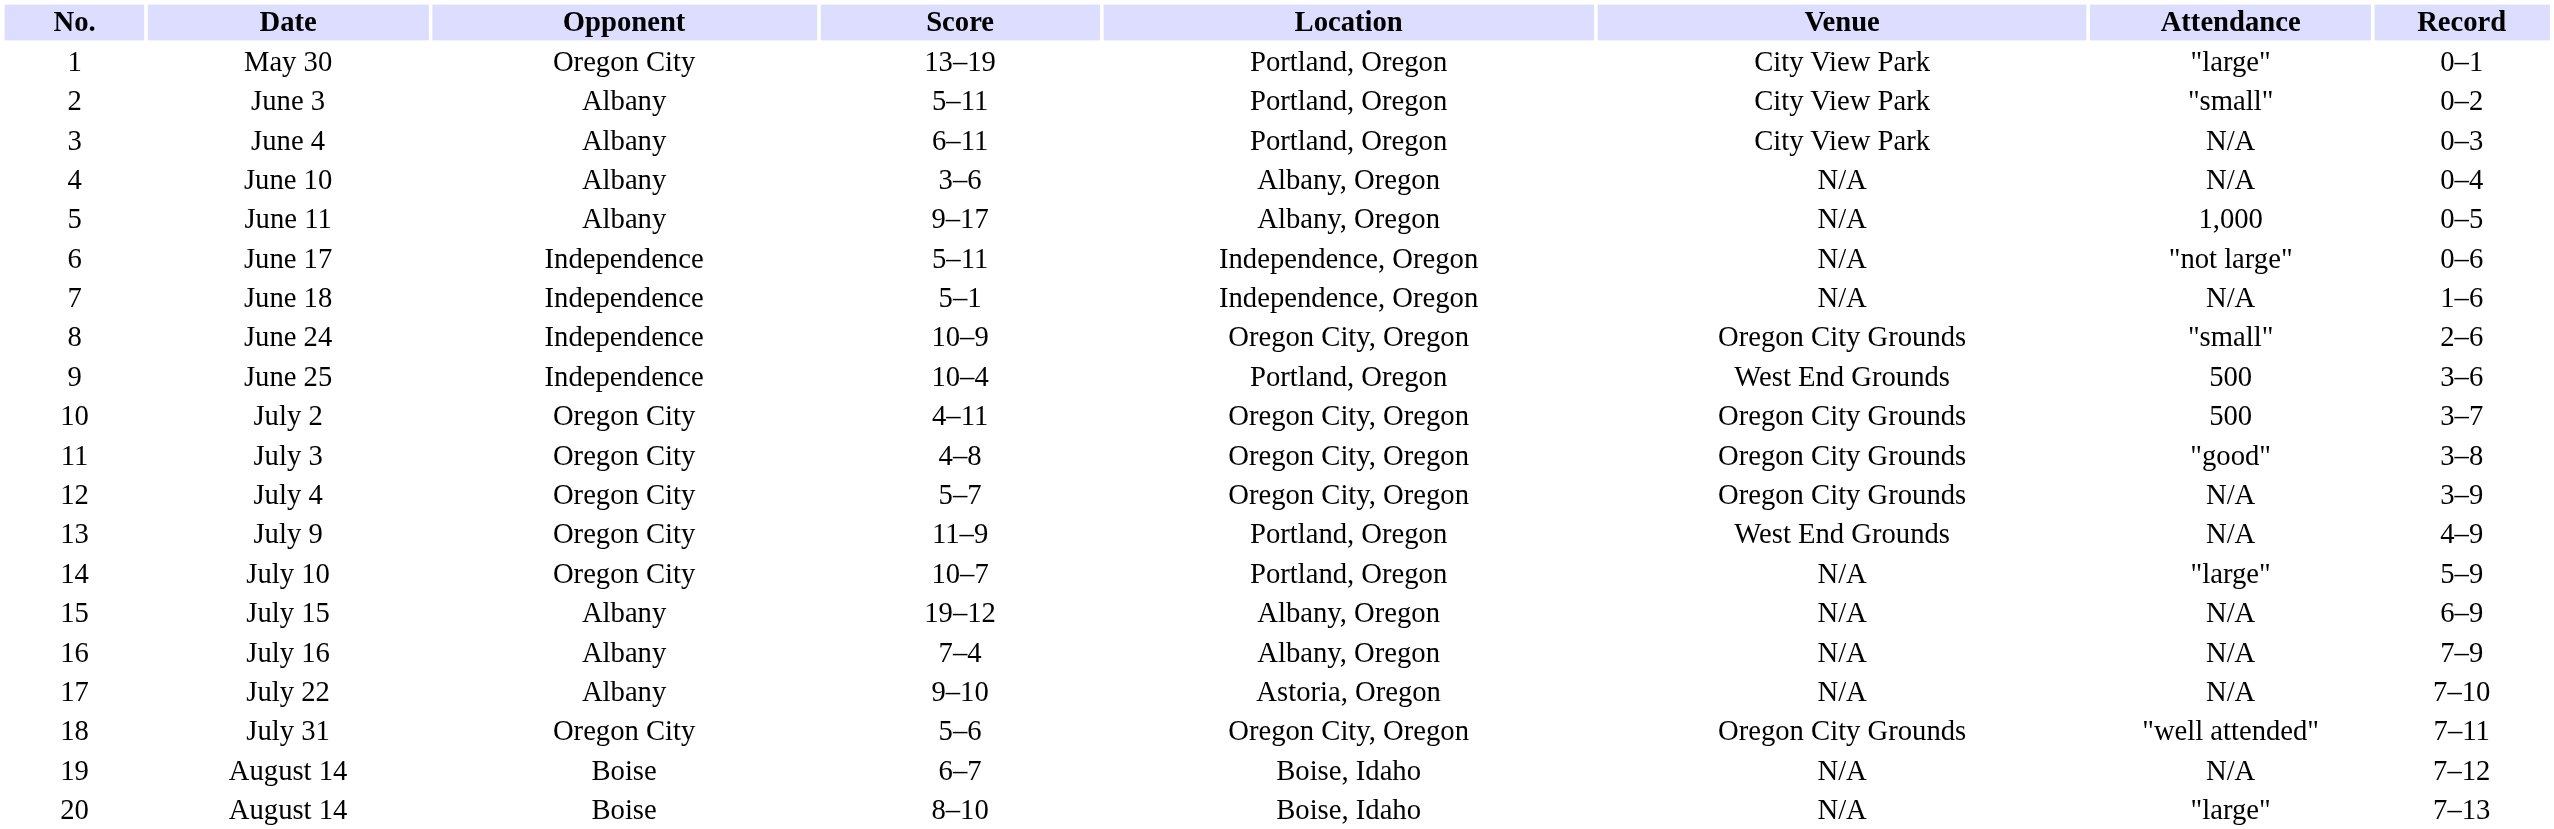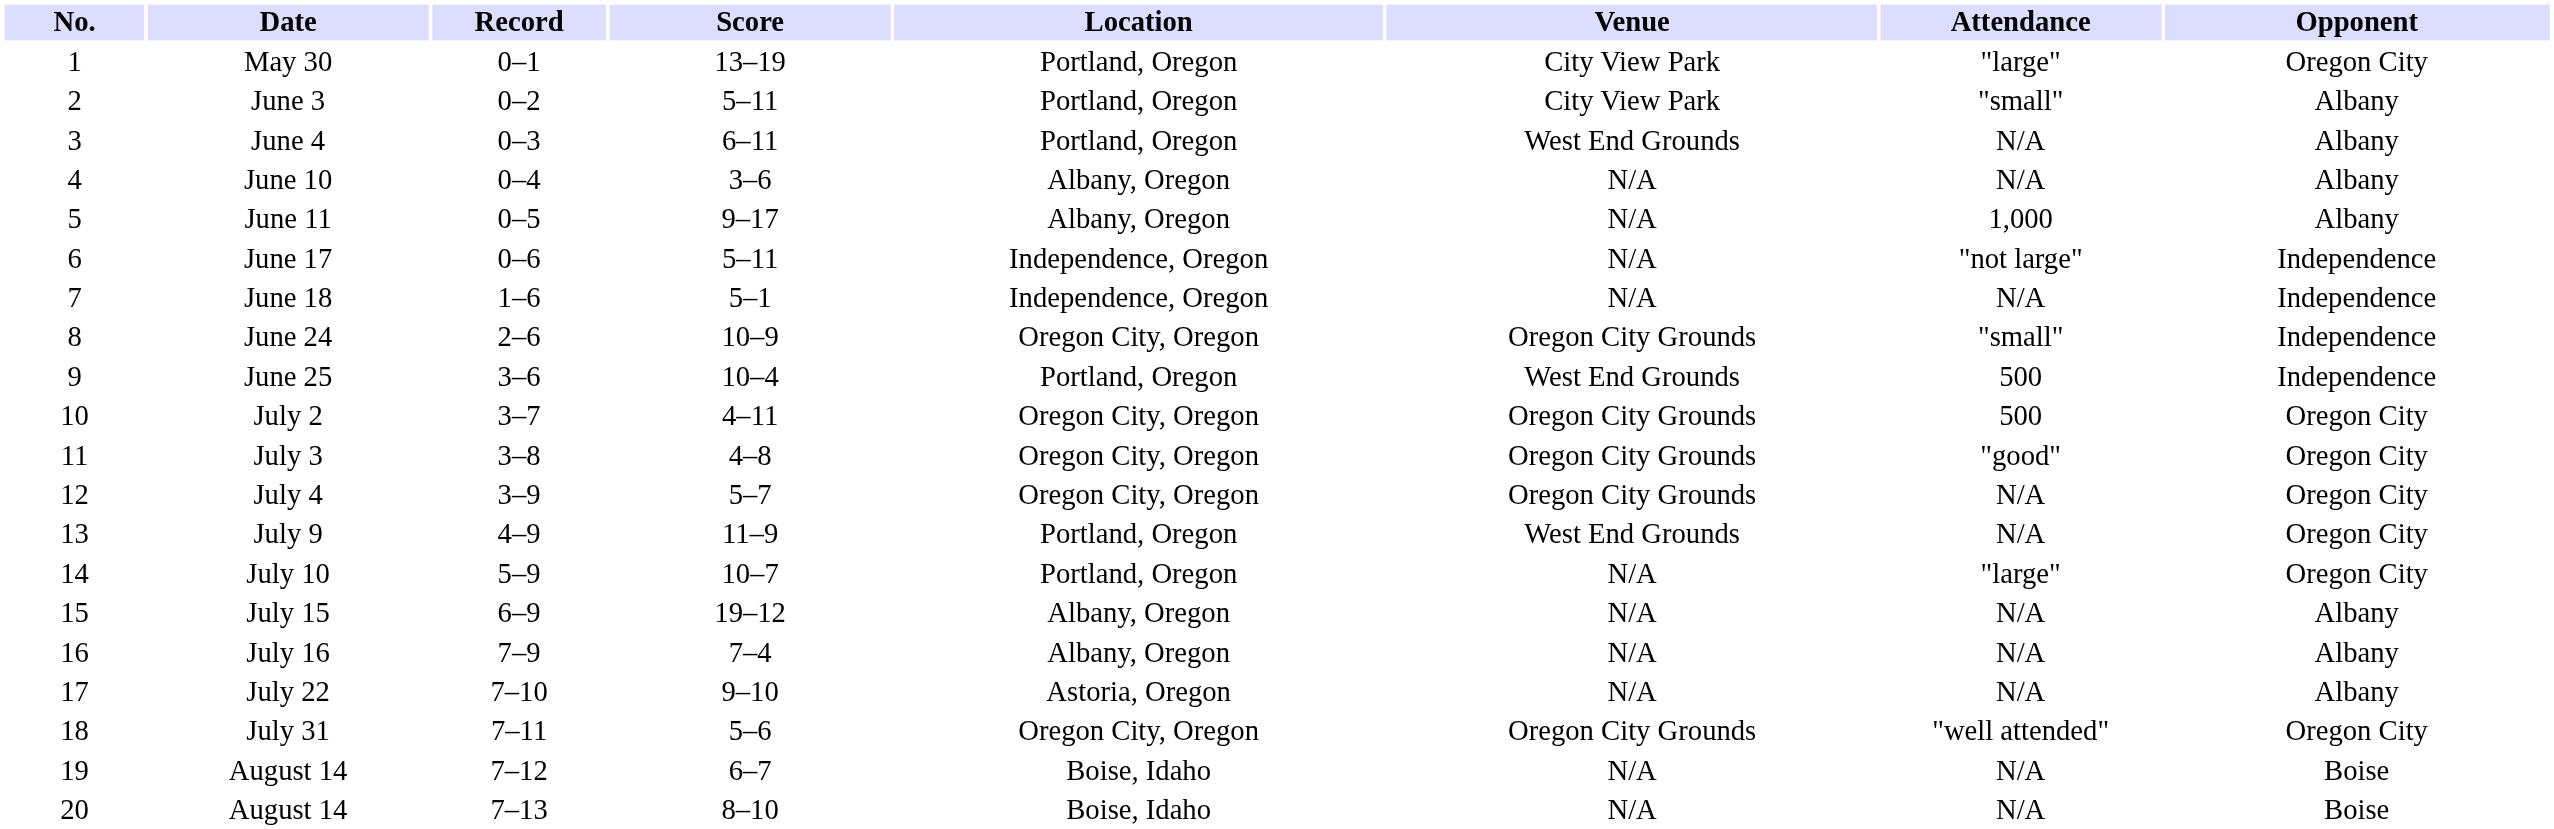columns swapped: (624, 22) <-> (2462, 22)
(1842, 140) City View Park -> (1632, 140) West End Grounds
(2231, 809) "large" -> (2021, 809) N/A
